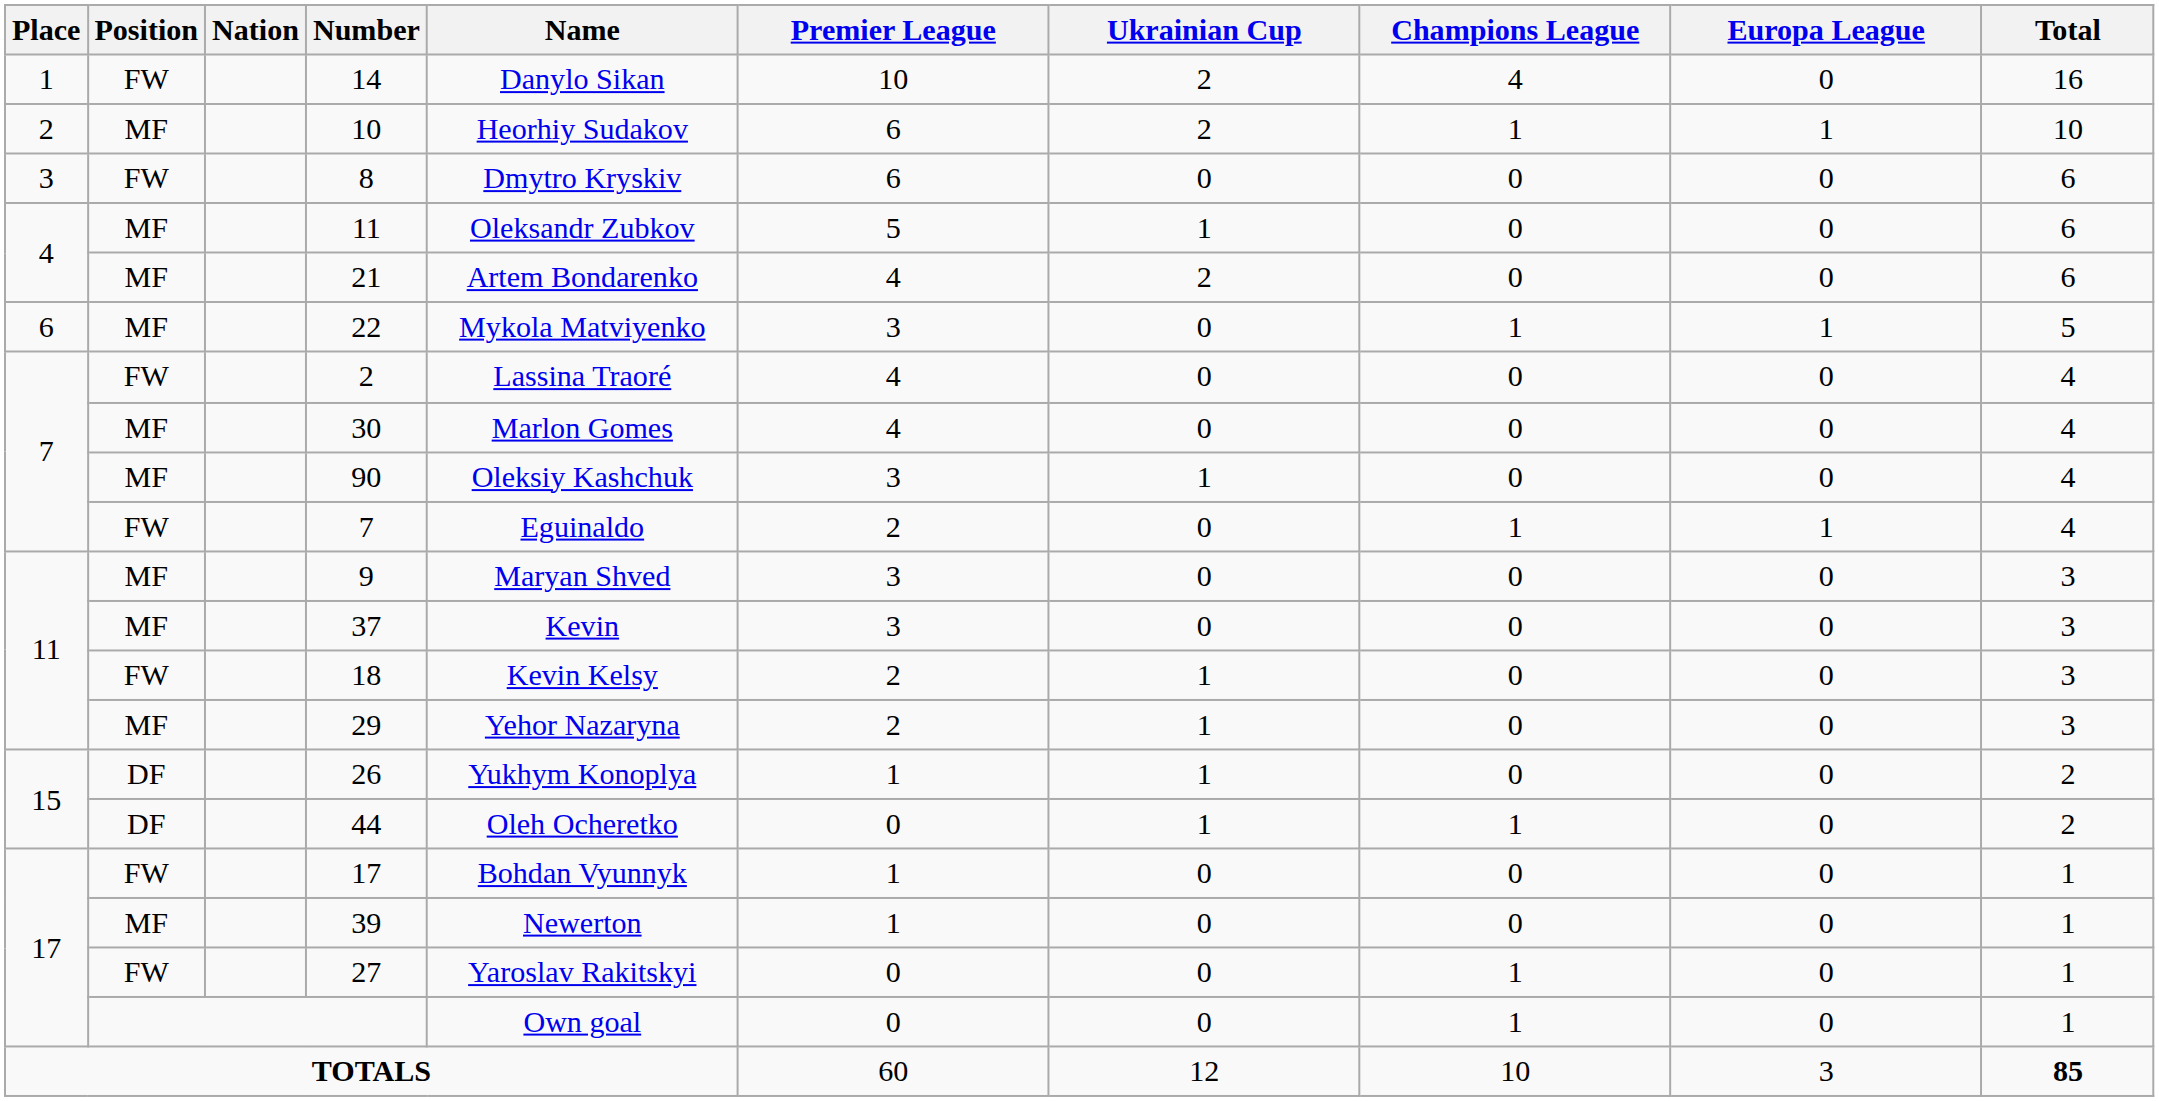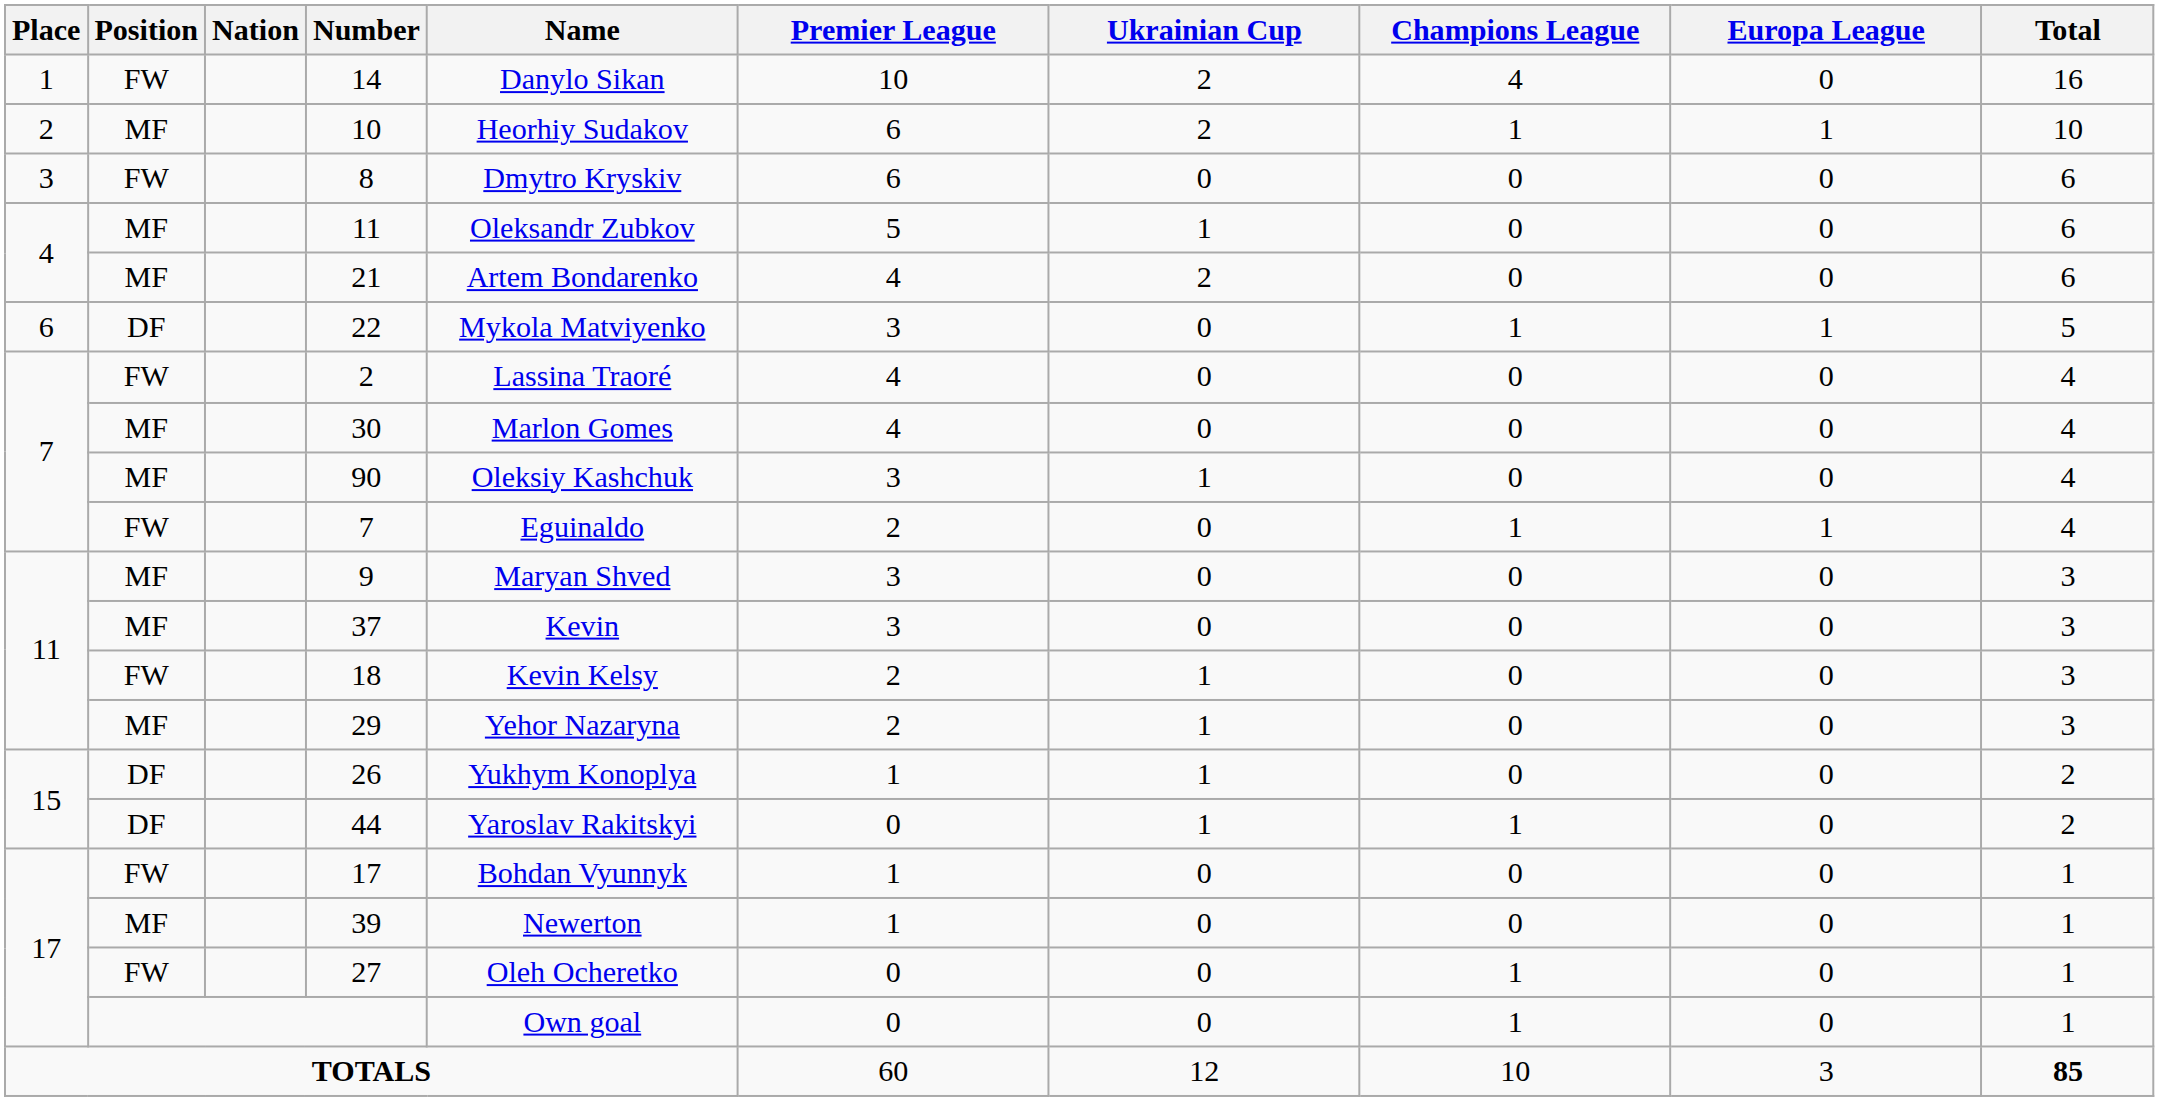(146, 327) MF -> (146, 327) DF
(582, 823) Oleh Ocheretko -> (582, 823) Yaroslav Rakitskyi
(582, 972) Yaroslav Rakitskyi -> (582, 972) Oleh Ocheretko
